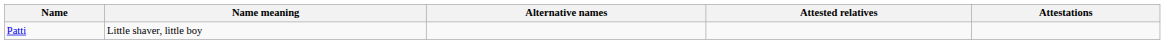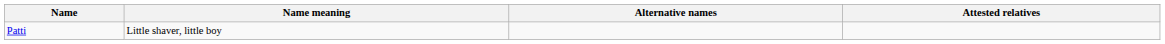- column: (1066, 13)
